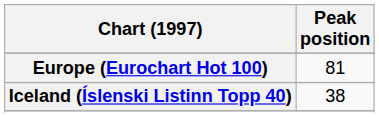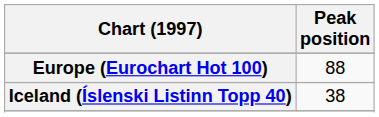(335, 67) 81 -> (335, 67) 88
